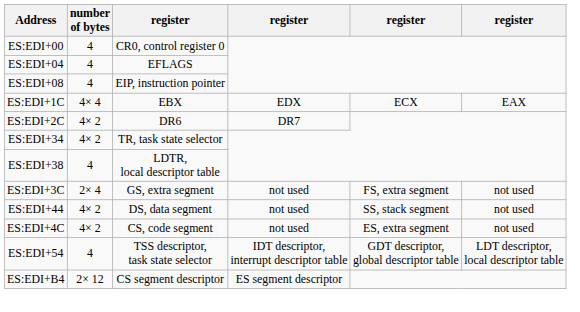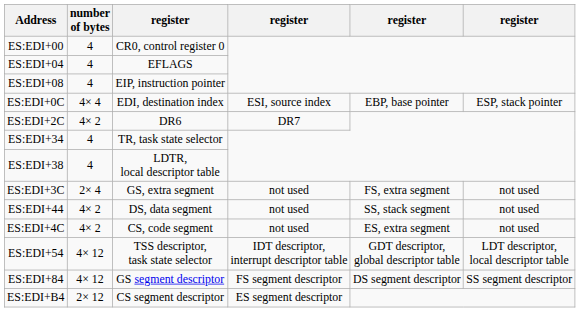+ row: (36, 102)
- row: (36, 102)
(90, 139) 4× 2 -> (90, 139) 4
(90, 253) 4 -> (90, 253) 4× 12
+ row: (36, 279)
